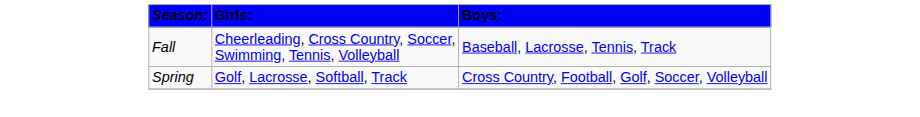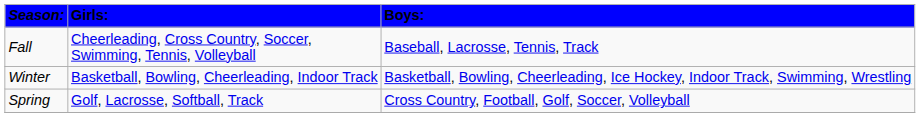+ row: (29, 77)
